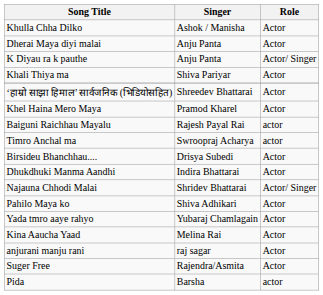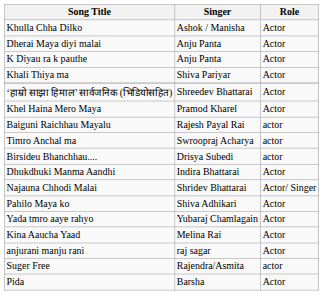(289, 59) Actor/ Singer -> (274, 59) Actor
(274, 156) Actor -> (273, 156) actor
(274, 266) Actor -> (273, 266) actor
(273, 282) actor -> (274, 282) Actor
